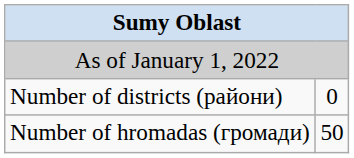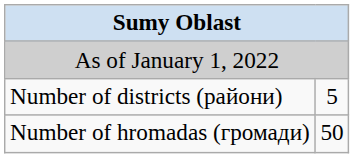(332, 96) 0 -> (332, 96) 5
